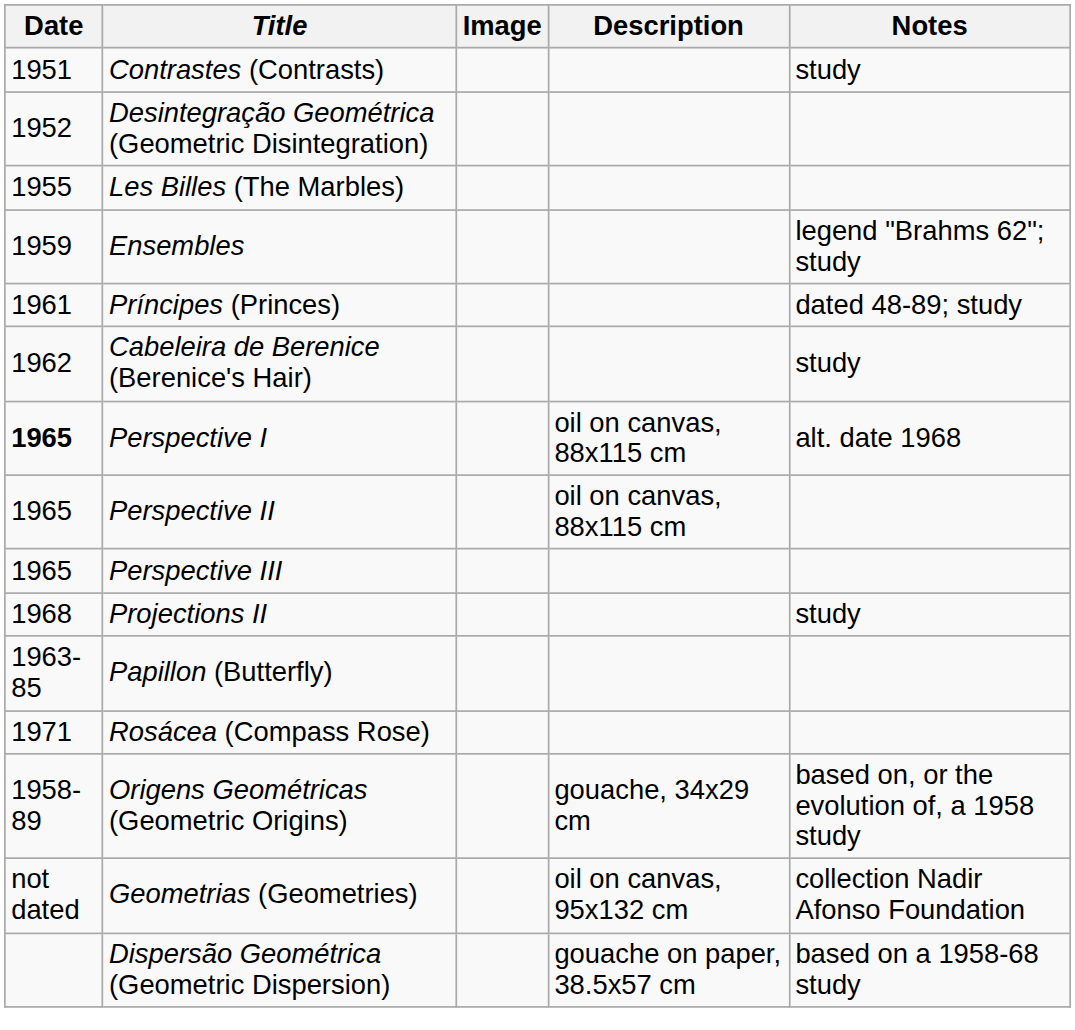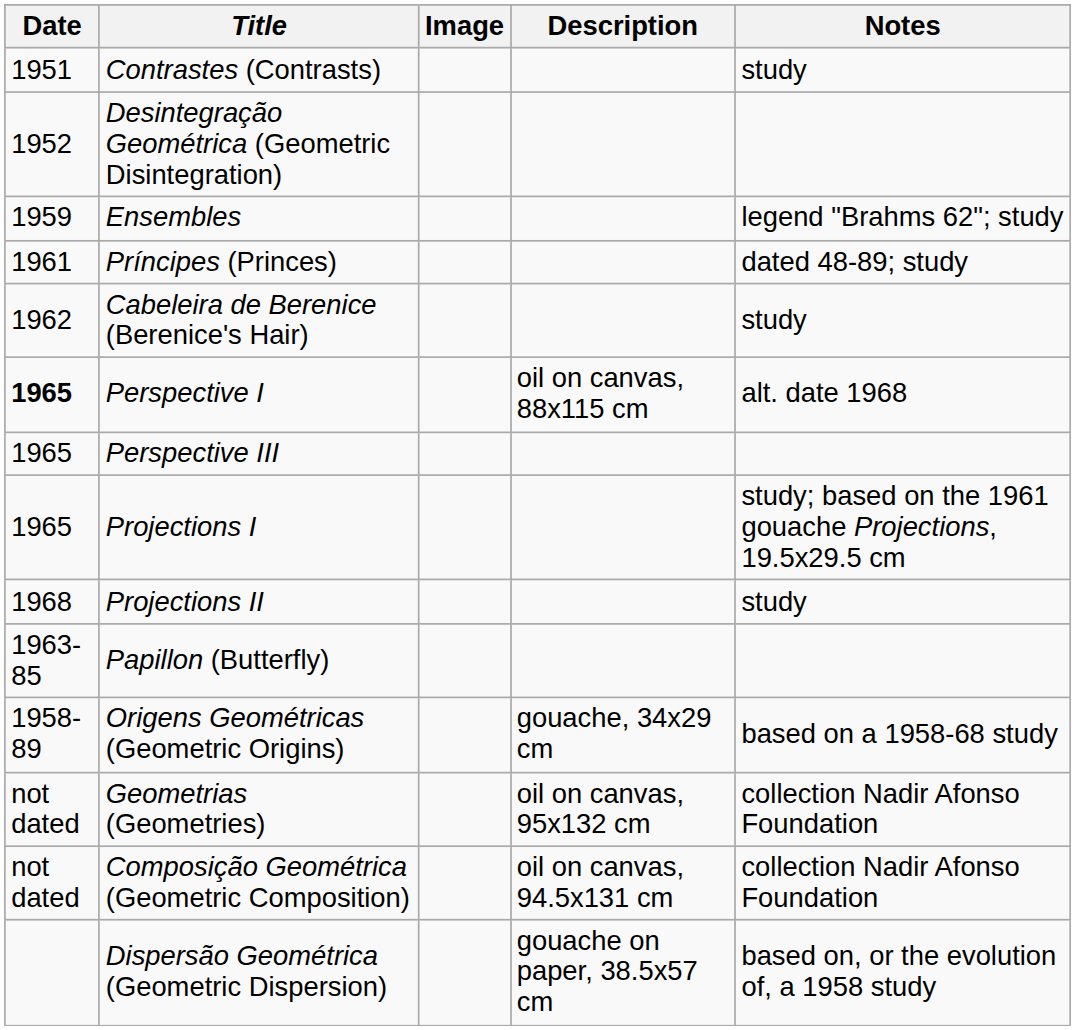- row: (257, 187)
- row: (192, 511)
+ row: (181, 527)
- row: (269, 731)
(915, 805) based on, or the evolution of, a 1958 study -> (900, 734) based on a 1958-68 study
+ row: (258, 882)
(917, 969) based on a 1958-68 study -> (899, 972) based on, or the evolution of, a 1958 study
